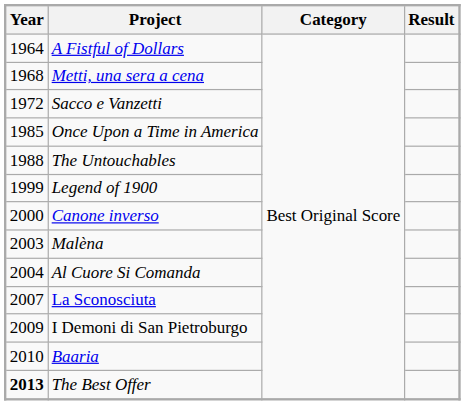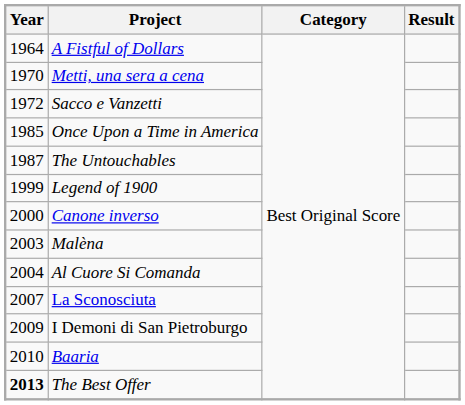(27, 76) 1968 -> (27, 76) 1970
(27, 160) 1988 -> (27, 160) 1987
